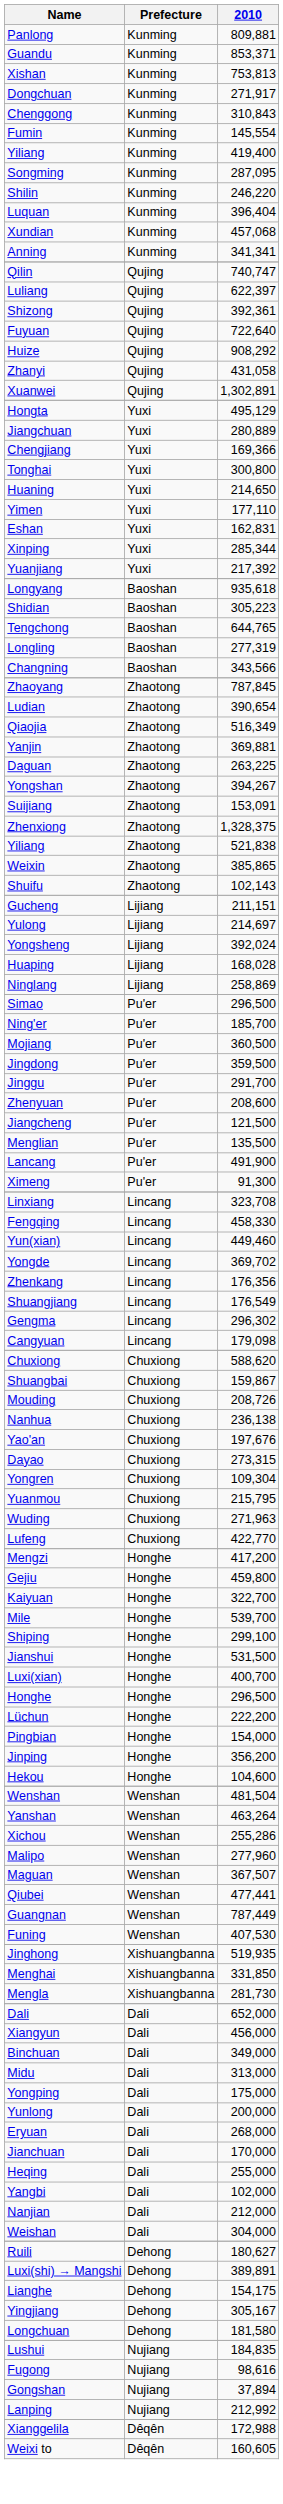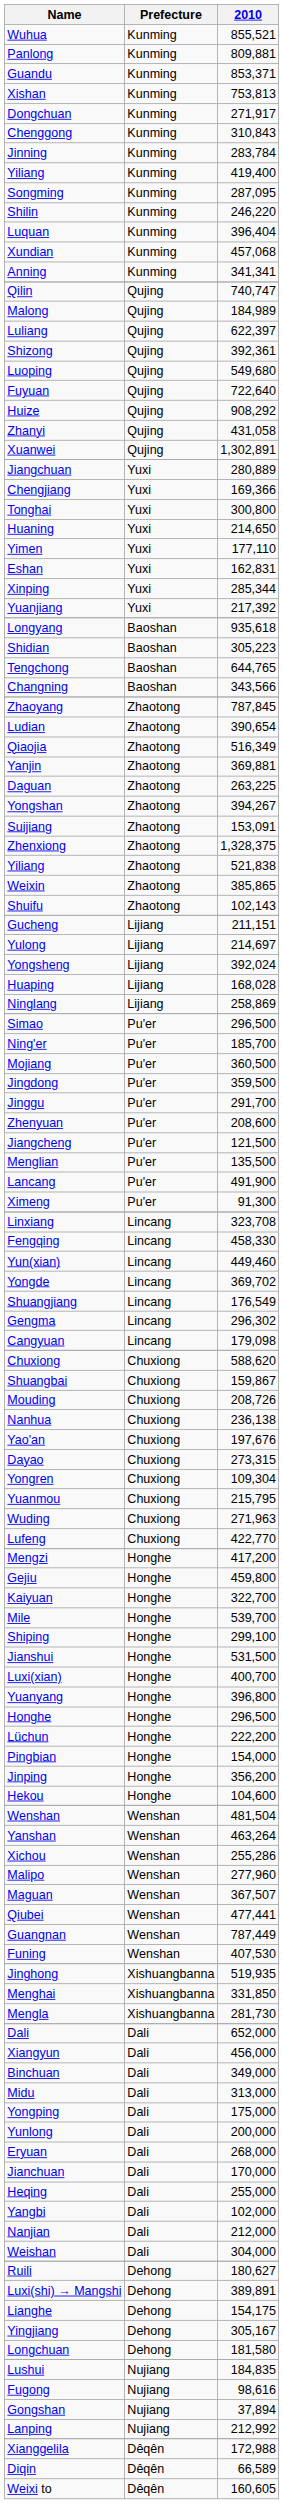+ row: (27, 35)
+ row: (27, 153)
- row: (25, 133)
+ row: (28, 312)
+ row: (30, 371)
- row: (28, 411)
- row: (31, 648)
- row: (35, 1281)
+ row: (35, 1697)
+ row: (22, 2469)
